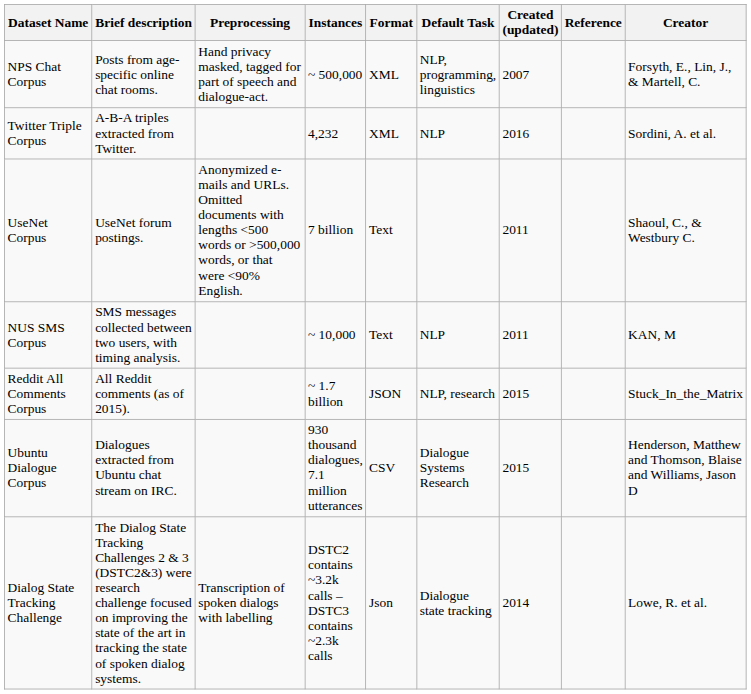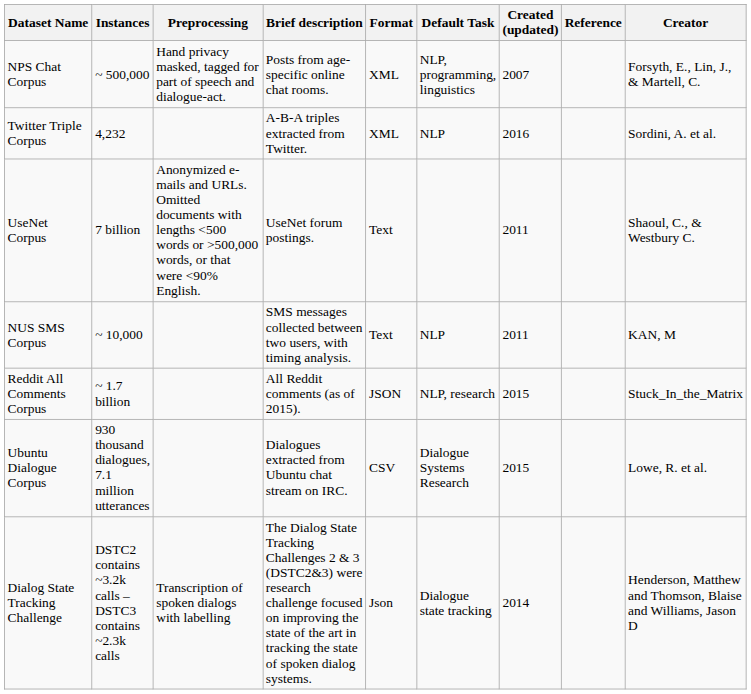columns swapped: (144, 22) <-> (335, 22)
(685, 468) Henderson, Matthew and Thomson, Blaise and Williams, Jason D -> (668, 468) Lowe, R. et al.
(668, 602) Lowe, R. et al. -> (685, 602) Henderson, Matthew and Thomson, Blaise and Williams, Jason D
